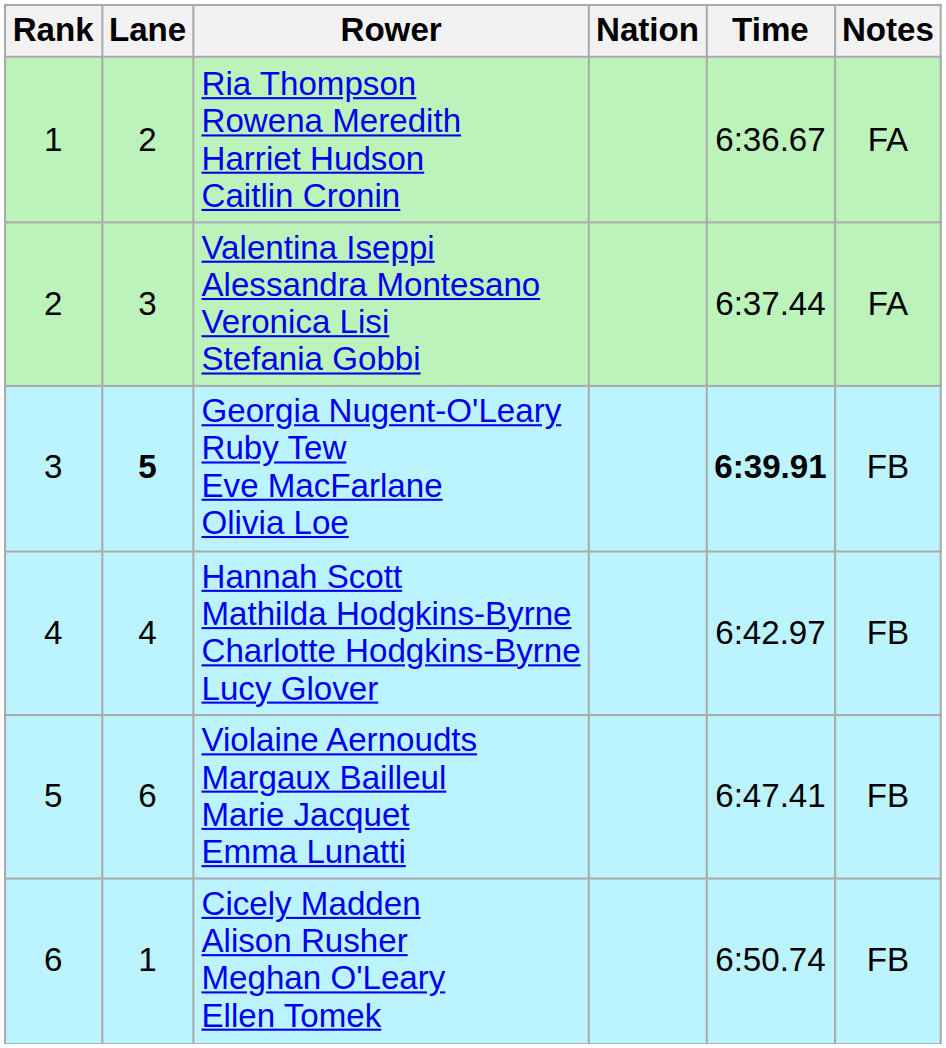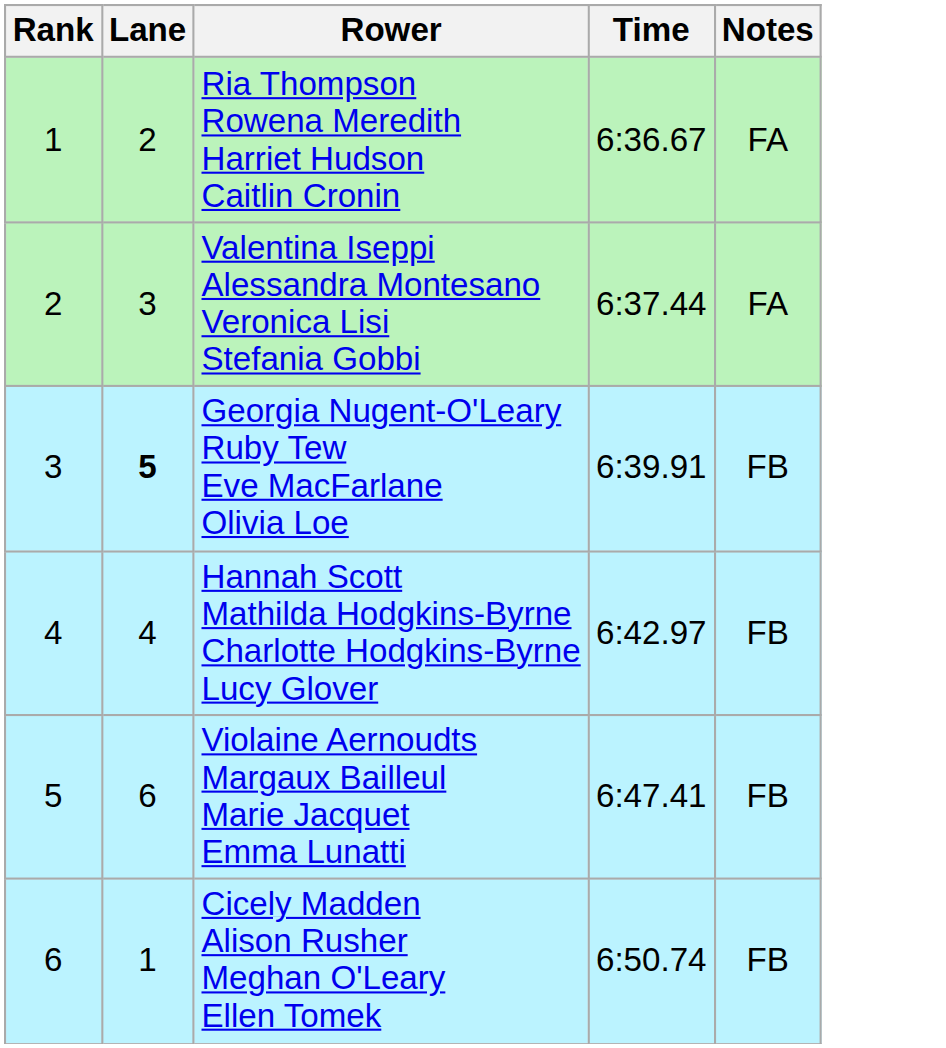- column: (648, 30)
(770, 467) bold -> (651, 467) normal
